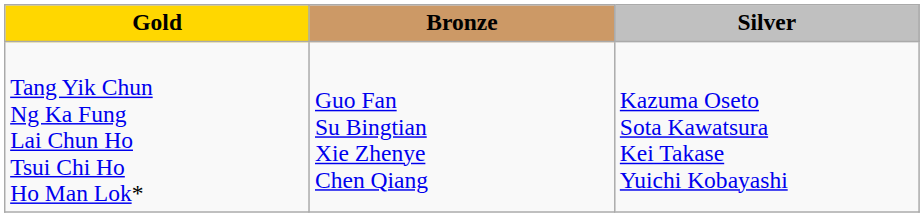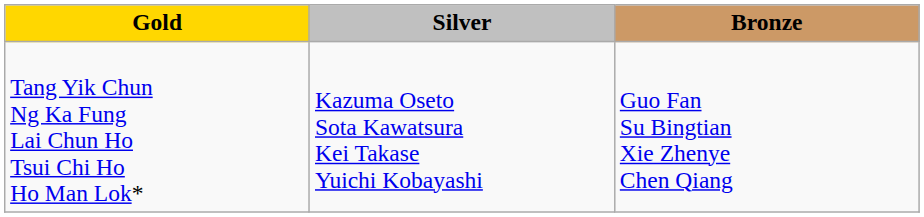columns swapped: (767, 23) <-> (462, 23)
